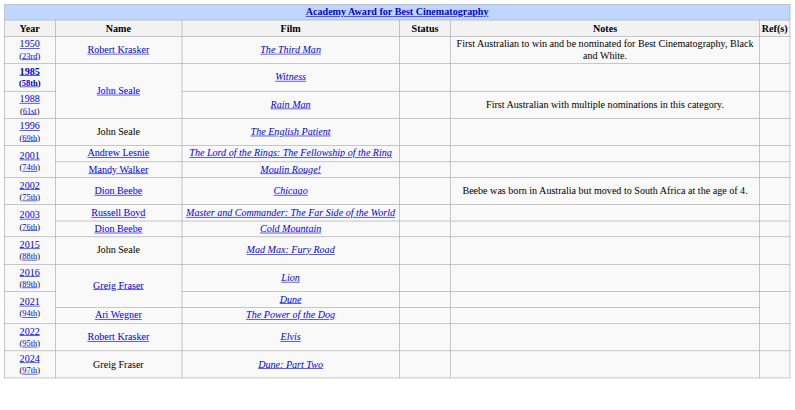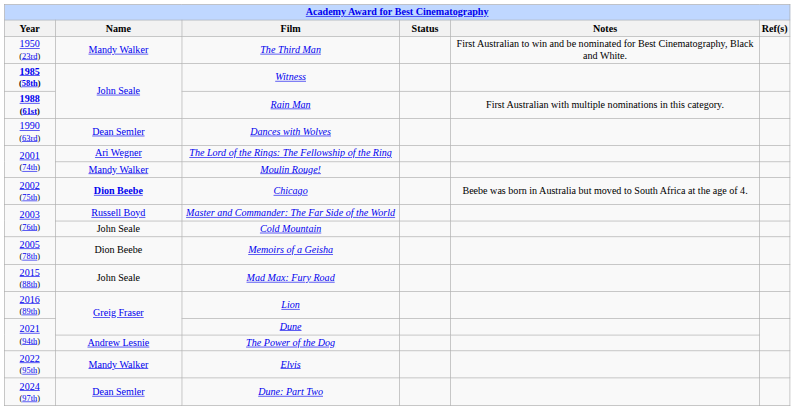(118, 50) Robert Krasker -> (118, 50) Mandy Walker
(30, 104) normal -> (30, 104) bold
+ row: (291, 132)
- row: (291, 132)
(118, 153) Andrew Lesnie -> (118, 153) Ari Wegner
(118, 191) normal -> (118, 191) bold
(118, 229) Dion Beebe -> (118, 229) John Seale
+ row: (291, 250)
(118, 315) Ari Wegner -> (118, 343) Andrew Lesnie
(118, 337) Robert Krasker -> (118, 364) Mandy Walker
(118, 364) Greig Fraser -> (118, 391) Dean Semler
